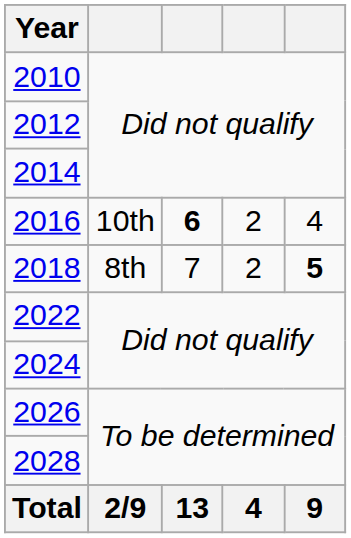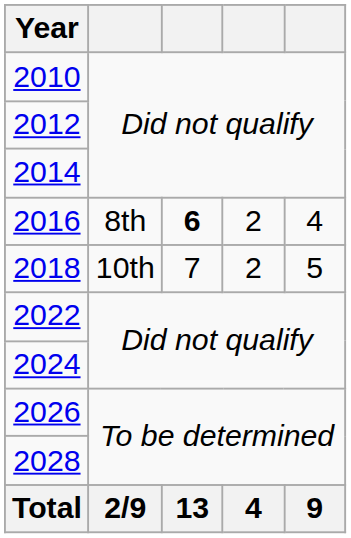(125, 220) 10th -> (125, 220) 8th
(125, 268) 8th -> (125, 268) 10th
(315, 268) bold -> (315, 268) normal
